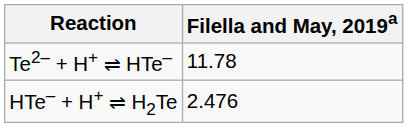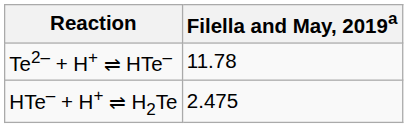(212, 101) 2.476 -> (212, 101) 2.475
